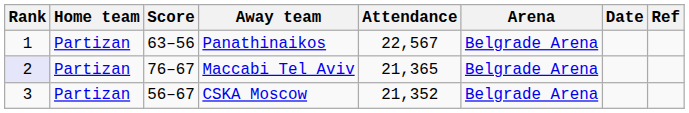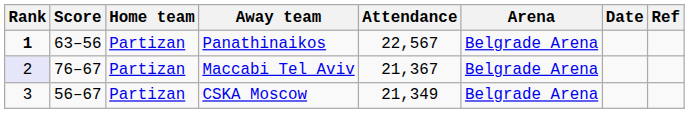columns swapped: (97, 18) <-> (171, 18)
(27, 43) normal -> (27, 43) bold
(410, 69) 21,365 -> (410, 69) 21,367
(410, 95) 21,352 -> (410, 95) 21,349
